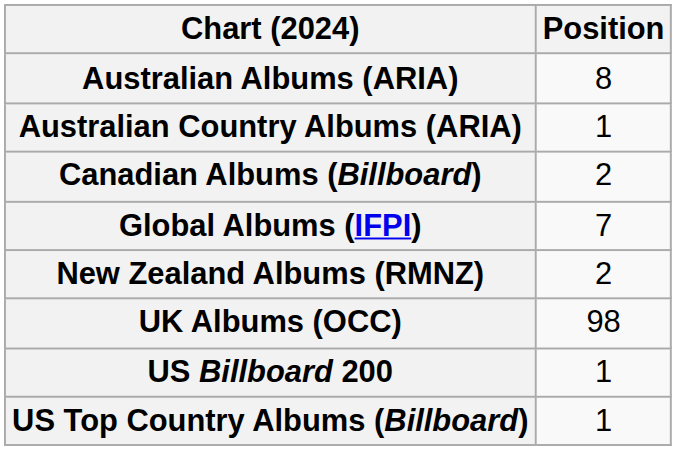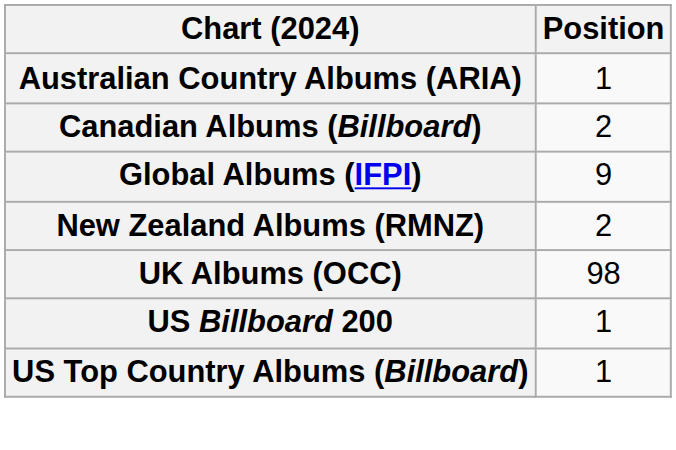- row: (270, 77)
(604, 224) 7 -> (604, 175) 9
